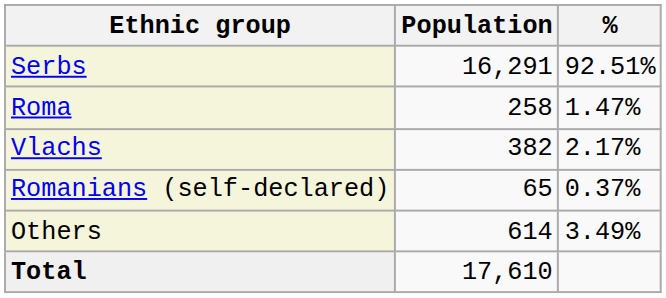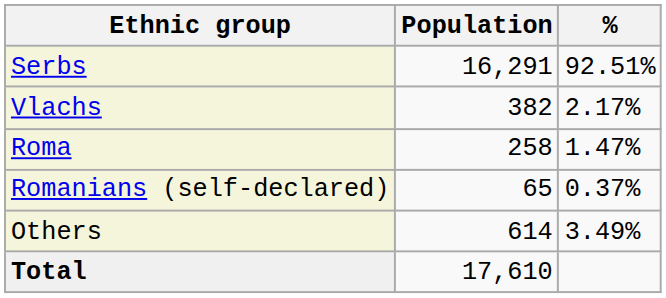rows swapped: (56, 149) <-> (41, 108)
